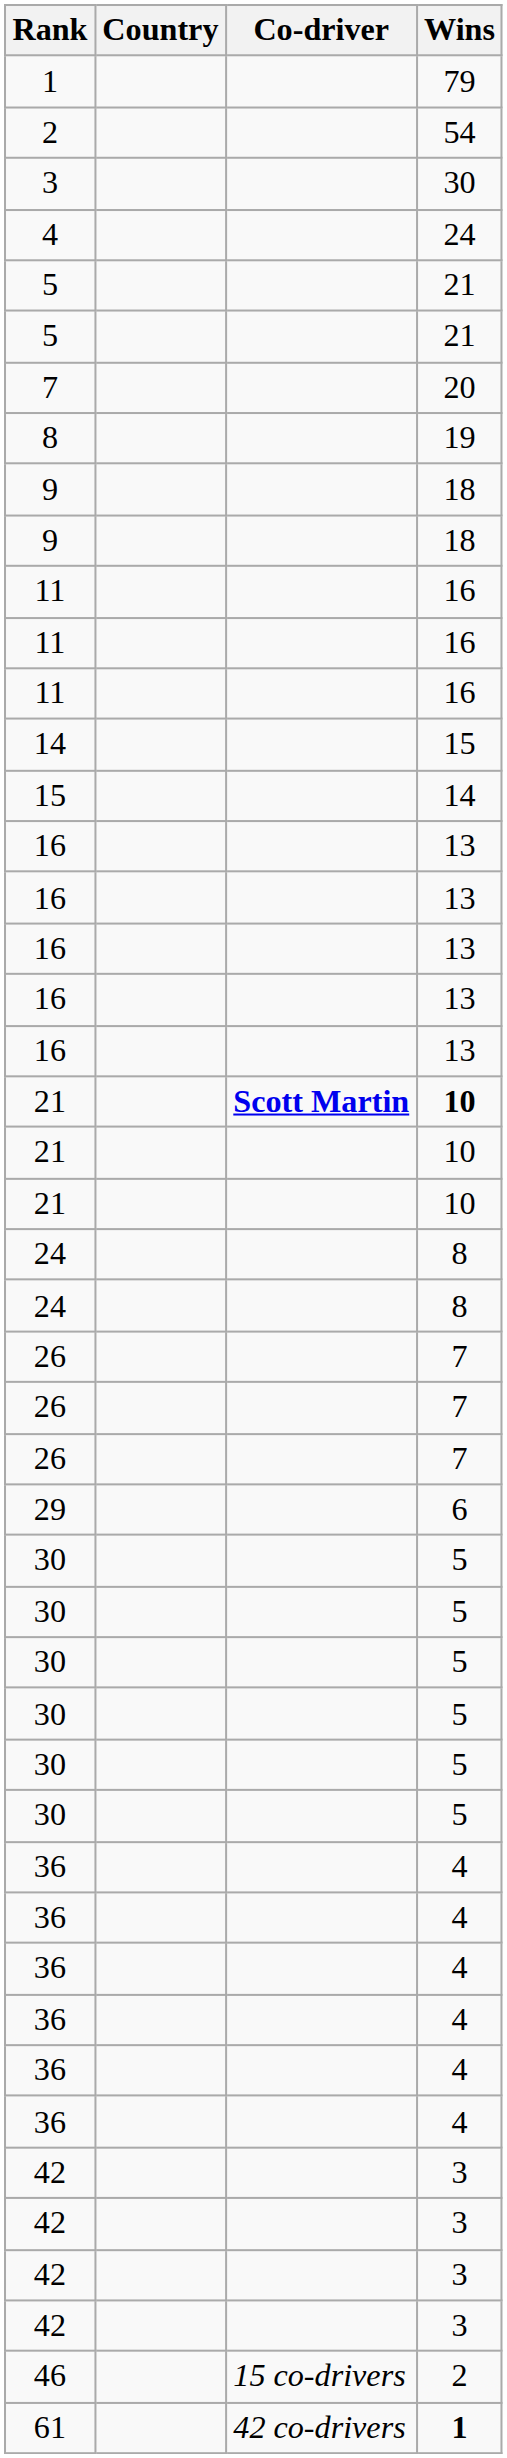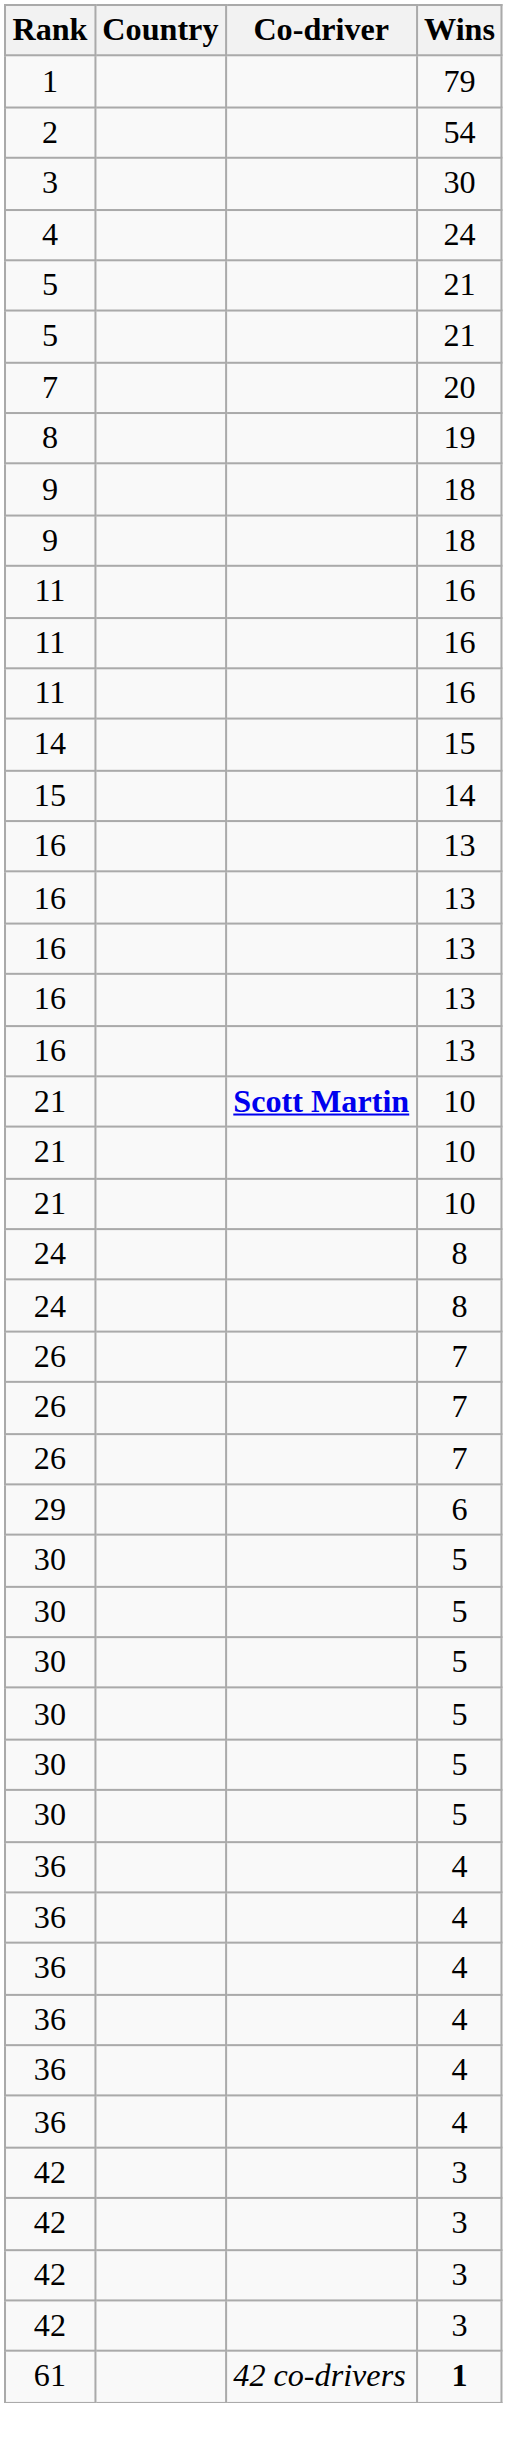(460, 1101) bold -> (460, 1101) normal
- row: (50, 2376)
